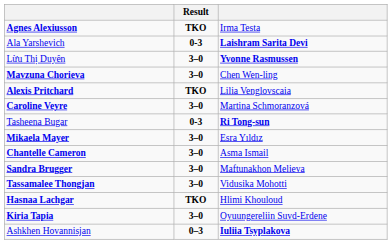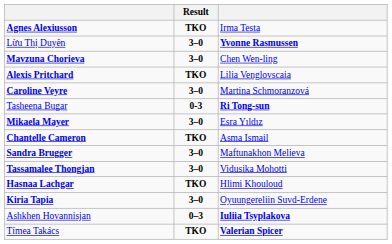- row: (36, 44)
(196, 153) 3–0 -> (196, 138) TKO
+ row: (33, 232)
